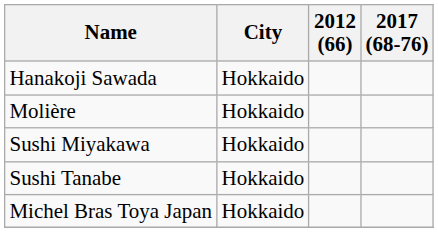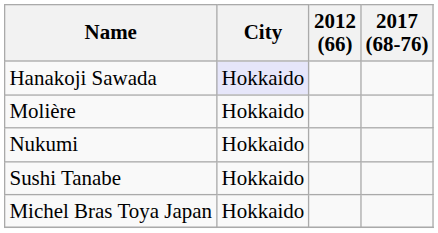(263, 77) no background -> (263, 77) lavender background
- row: (80, 144)
+ row: (44, 144)
